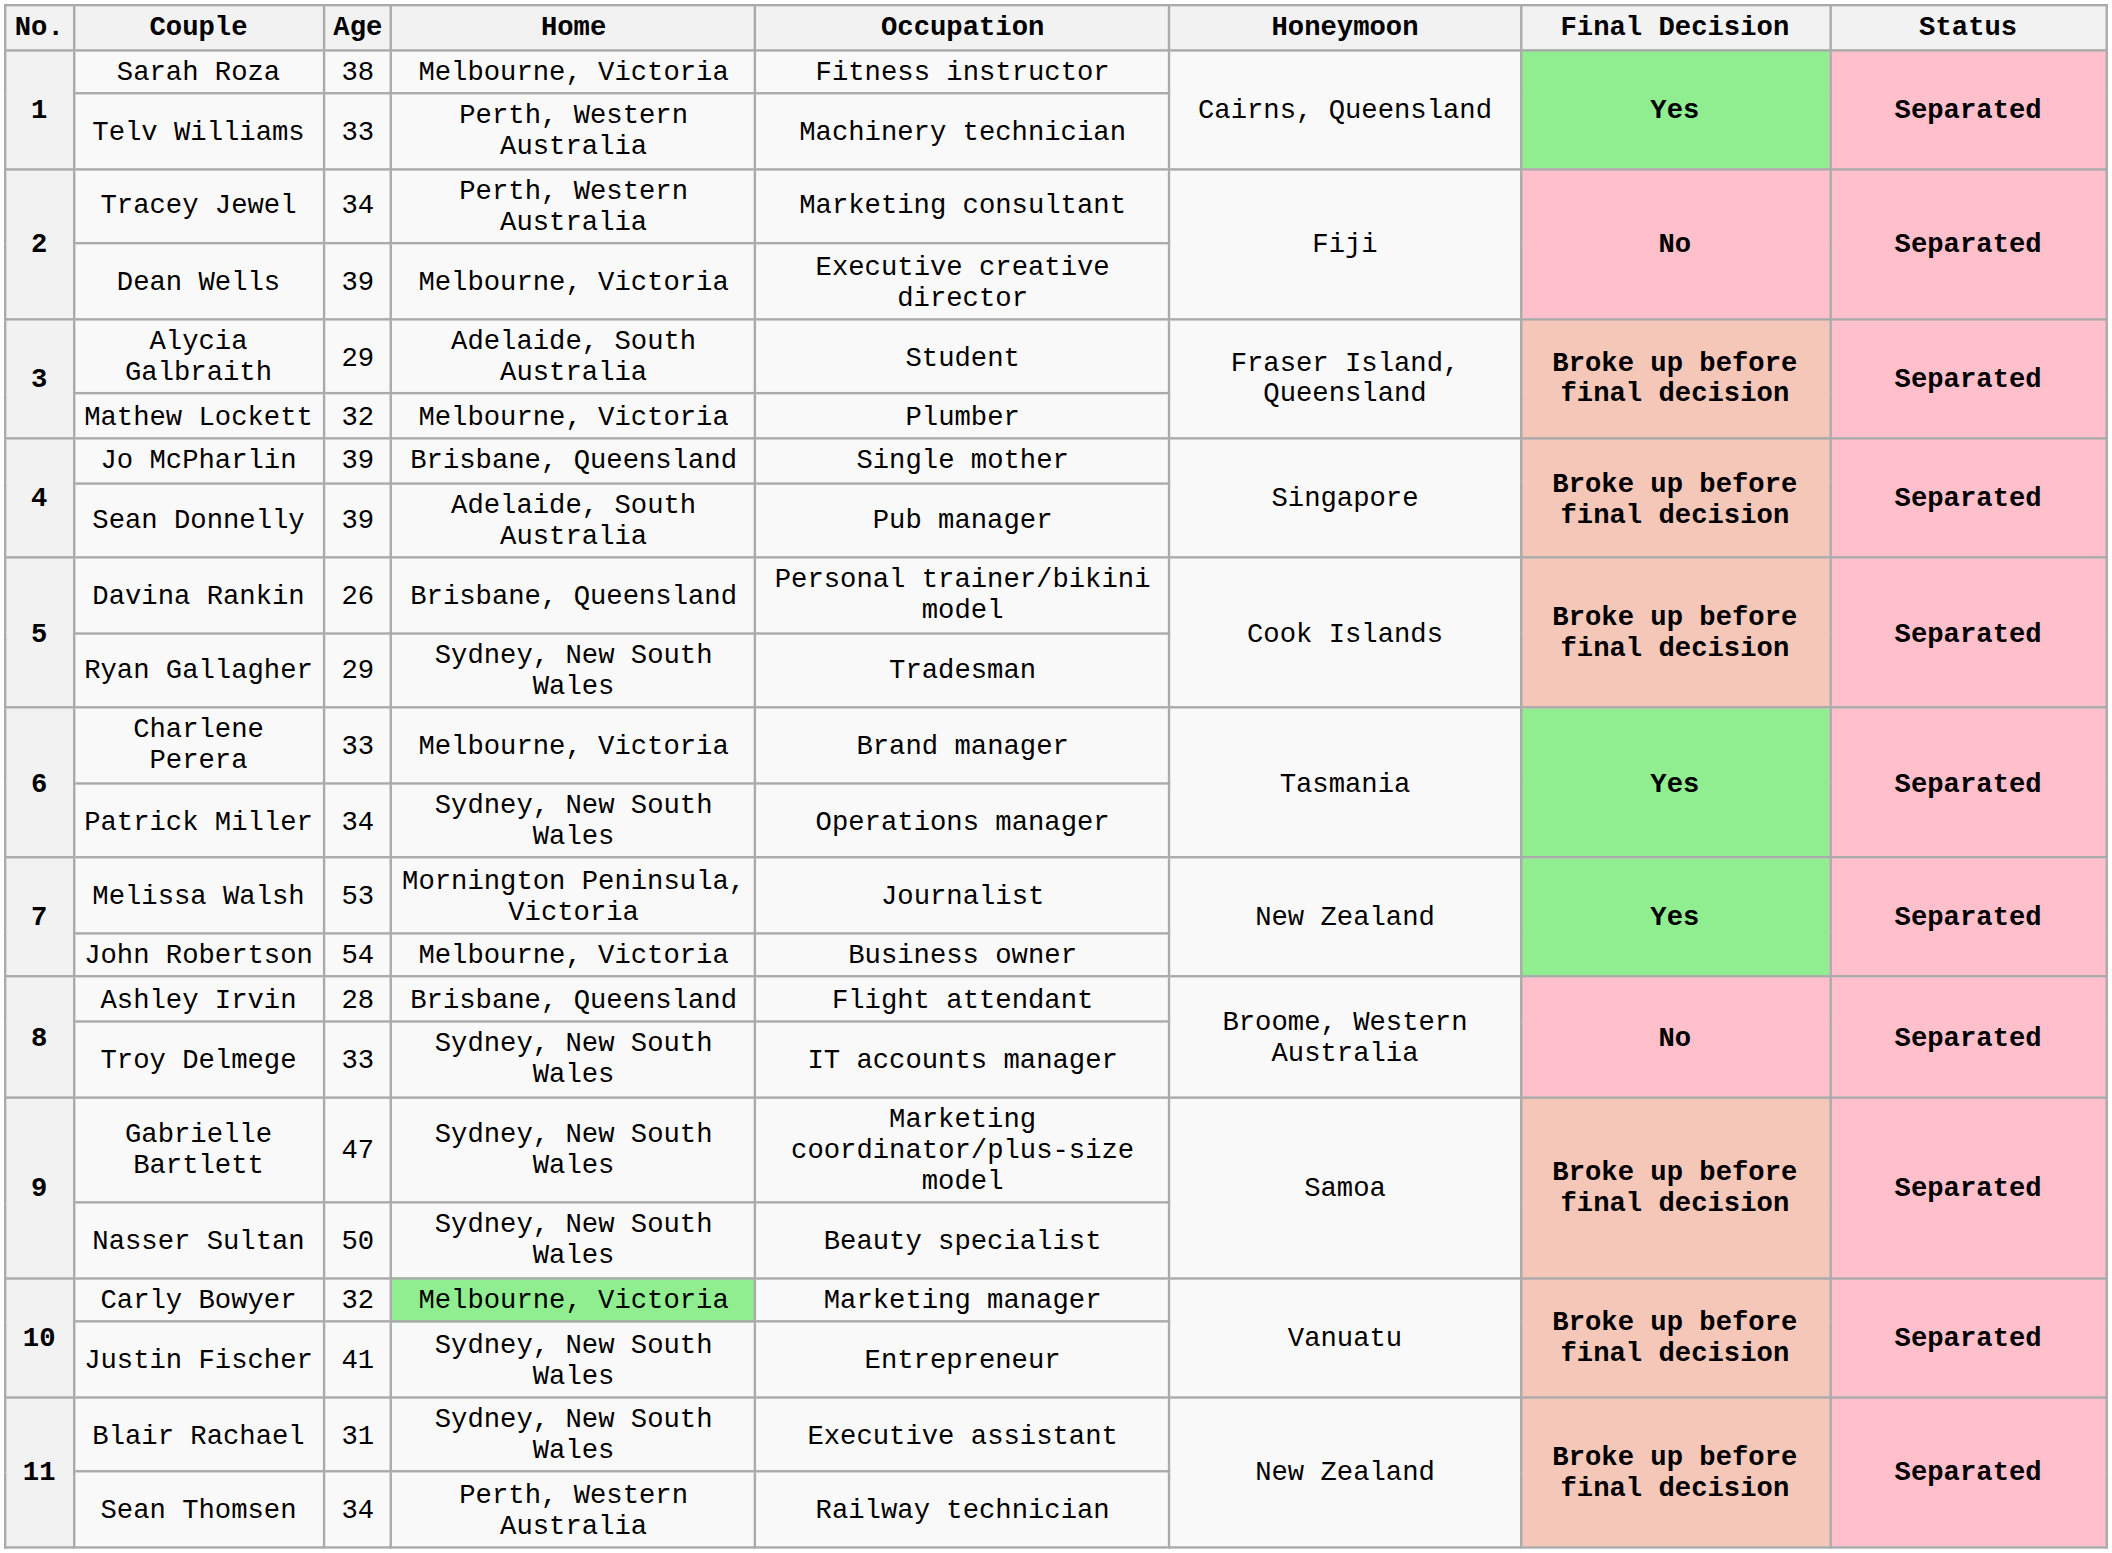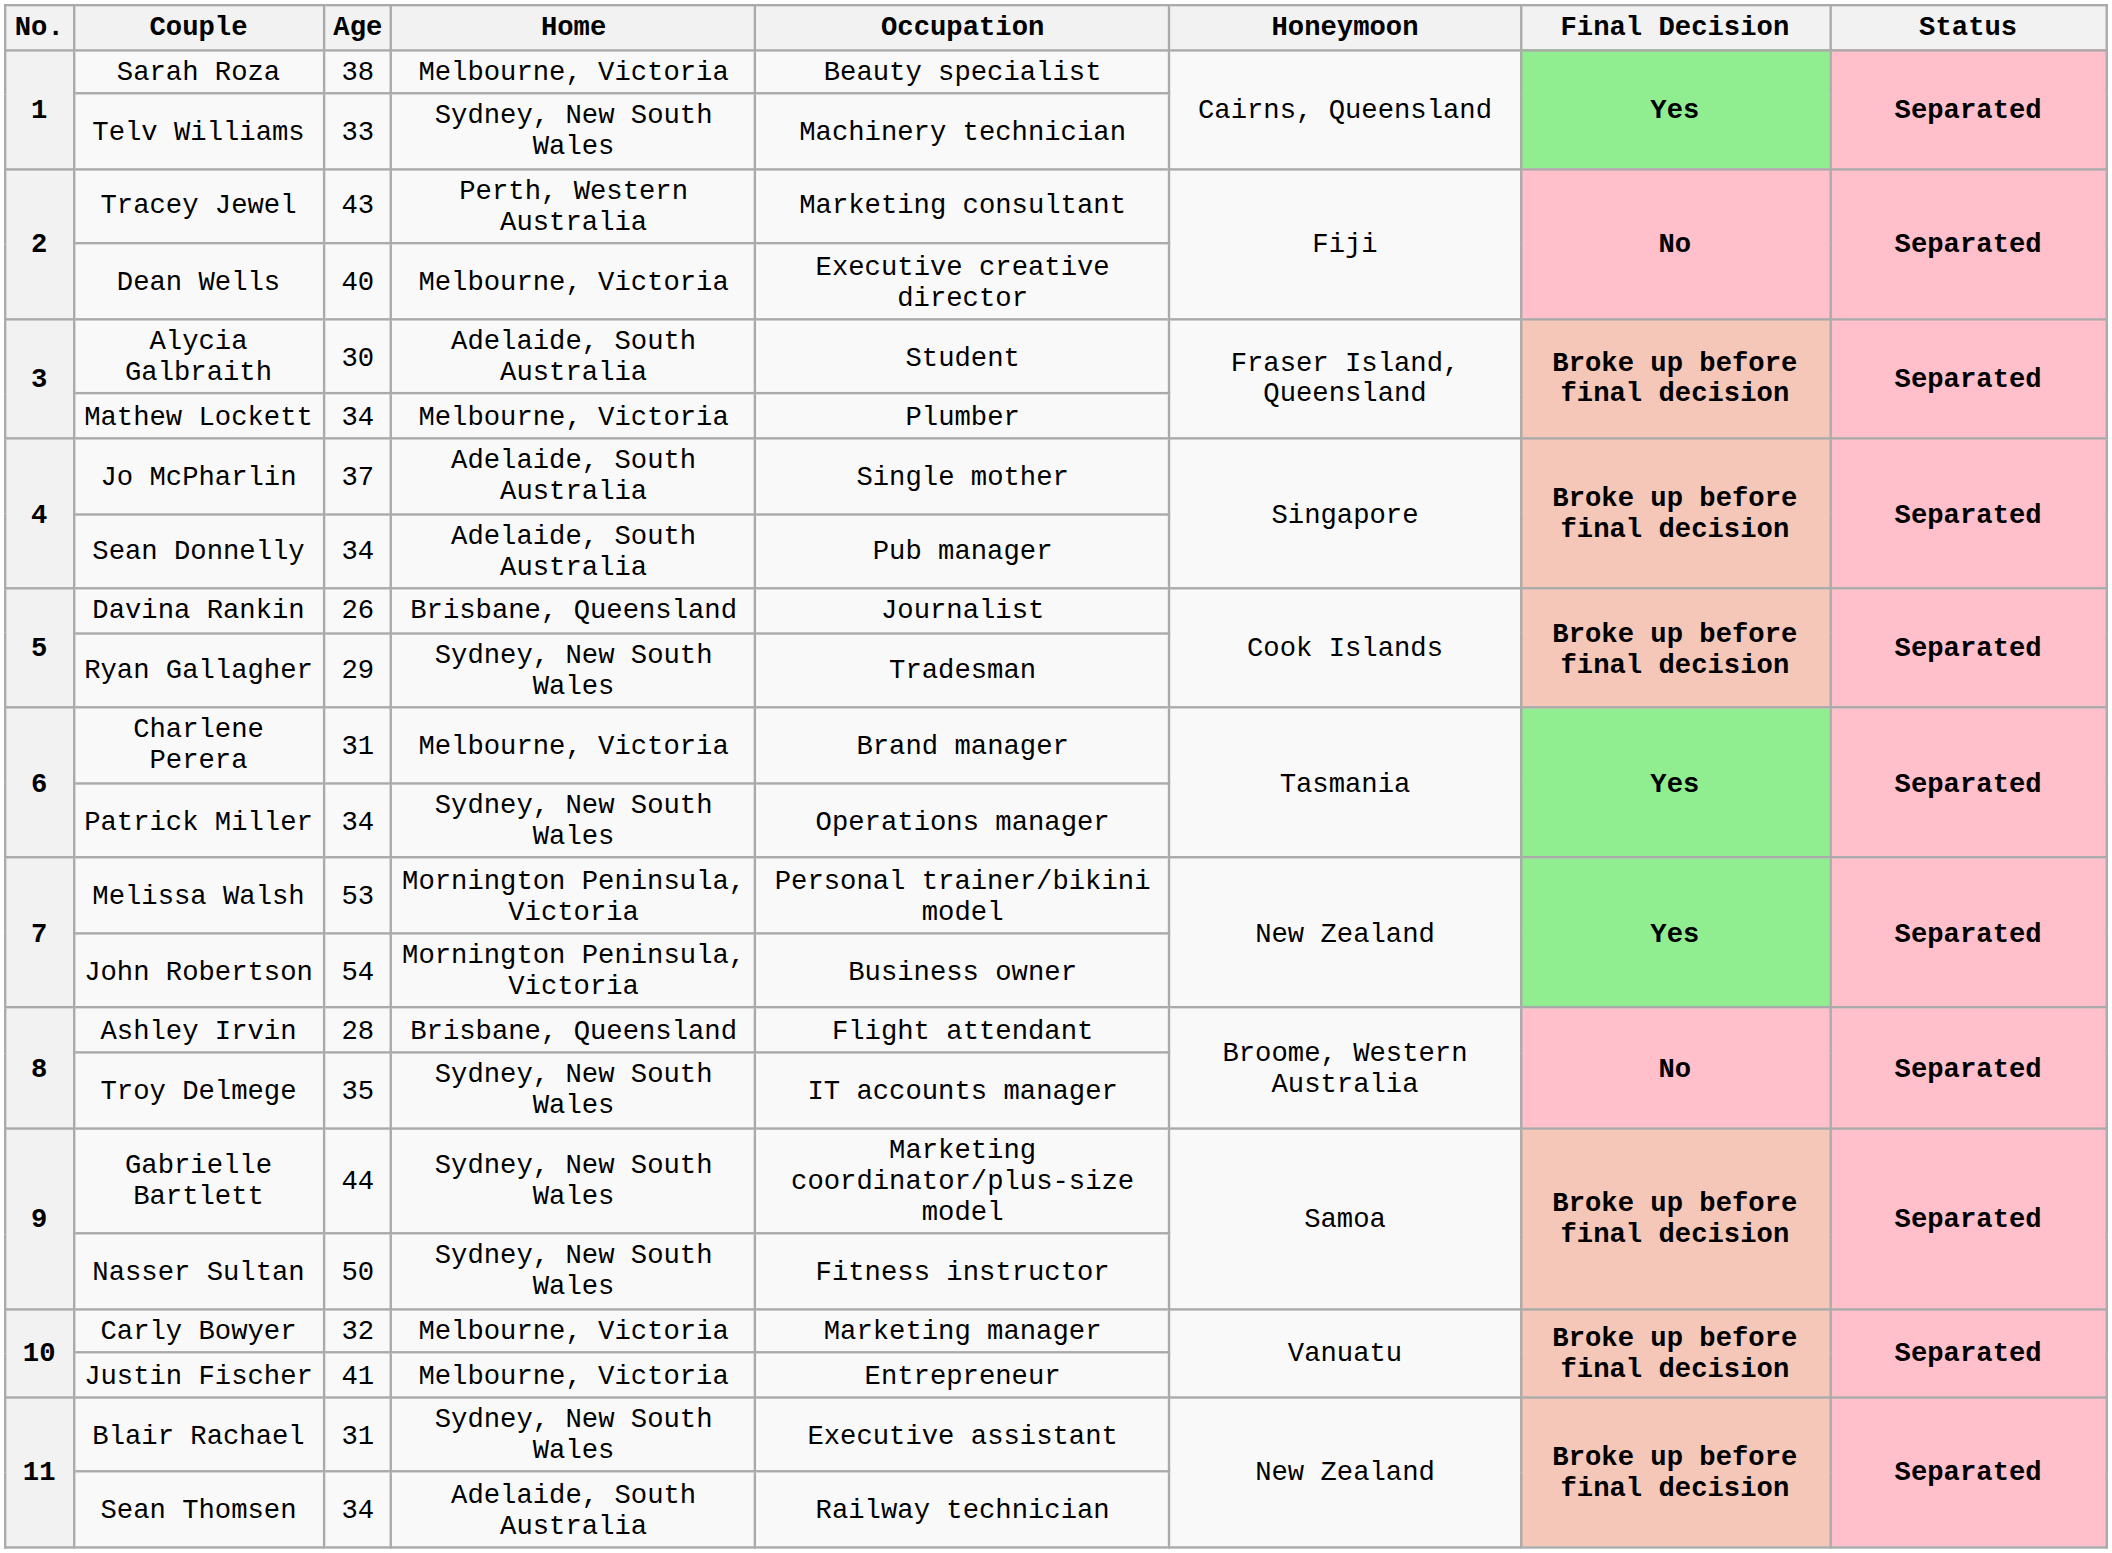(963, 72) Fitness instructor -> (963, 72) Beauty specialist
(574, 132) Perth, Western Australia -> (574, 132) Sydney, New South Wales
(358, 207) 34 -> (358, 207) 43
(358, 282) 39 -> (358, 282) 40
(358, 357) 29 -> (358, 357) 30
(358, 417) 32 -> (358, 417) 34
(358, 461) 39 -> (358, 476) 37
(574, 461) Brisbane, Queensland -> (574, 476) Adelaide, South Australia
(358, 520) 39 -> (358, 551) 34
(963, 595) Personal trainer/bikini model -> (963, 611) Journalist
(358, 746) 33 -> (358, 746) 31
(963, 896) Journalist -> (963, 896) Personal trainer/bikini model
(574, 956) Melbourne, Victoria -> (574, 971) Mornington Peninsula, Victoria
(358, 1059) 33 -> (358, 1090) 35
(358, 1150) 47 -> (358, 1181) 44
(963, 1241) Beauty specialist -> (963, 1272) Fitness instructor
(574, 1300) lightgreen background -> (574, 1331) no background
(574, 1360) Sydney, New South Wales -> (574, 1375) Melbourne, Victoria
(574, 1510) Perth, Western Australia -> (574, 1510) Adelaide, South Australia
